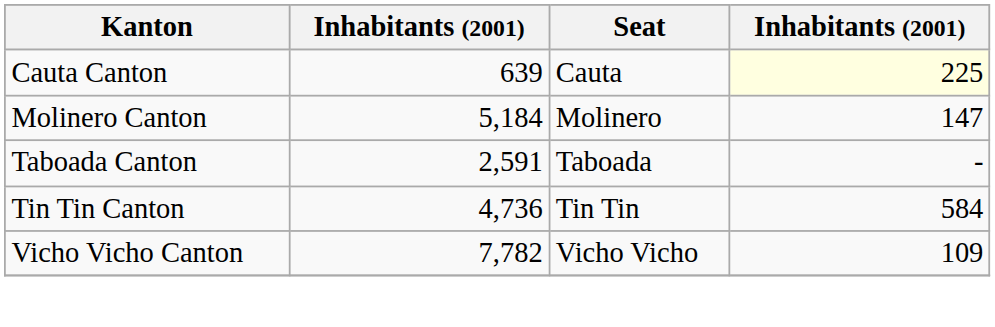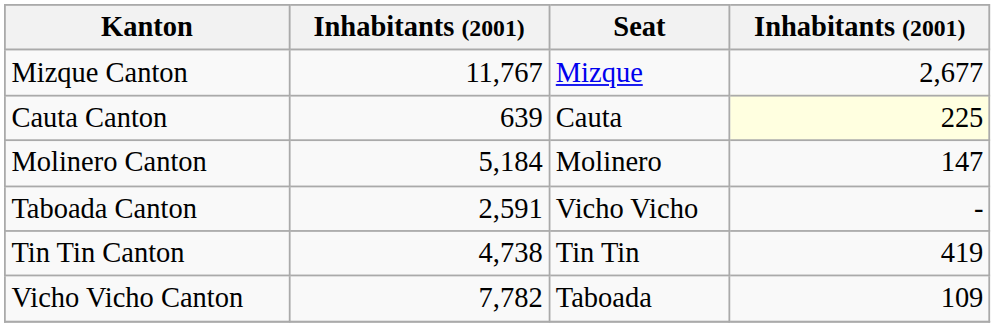+ row: (100, 72)
(604, 162) Taboada -> (627, 207) Vicho Vicho
(511, 207) 4,736 -> (511, 252) 4,738
(962, 207) 584 -> (962, 252) 419
(627, 252) Vicho Vicho -> (604, 298) Taboada
